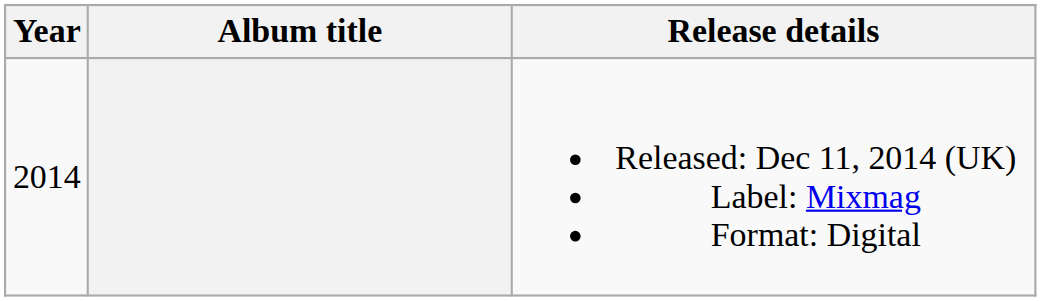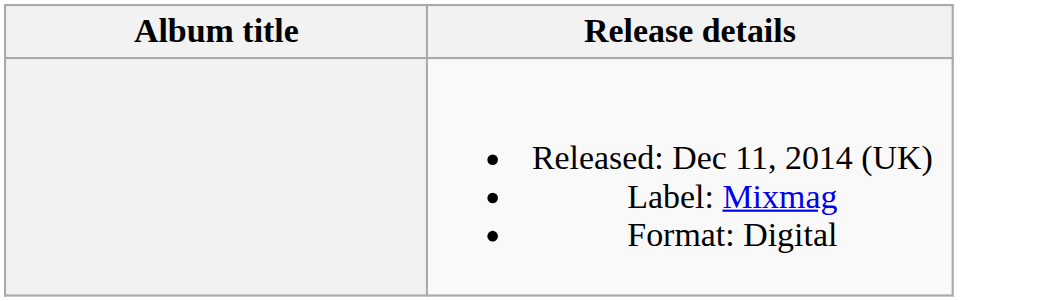- column: (47, 31)
